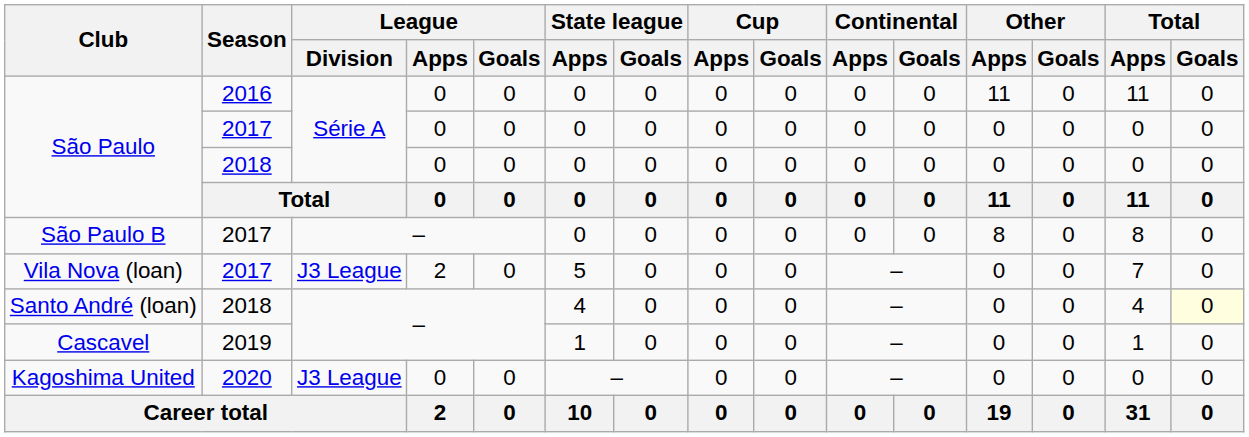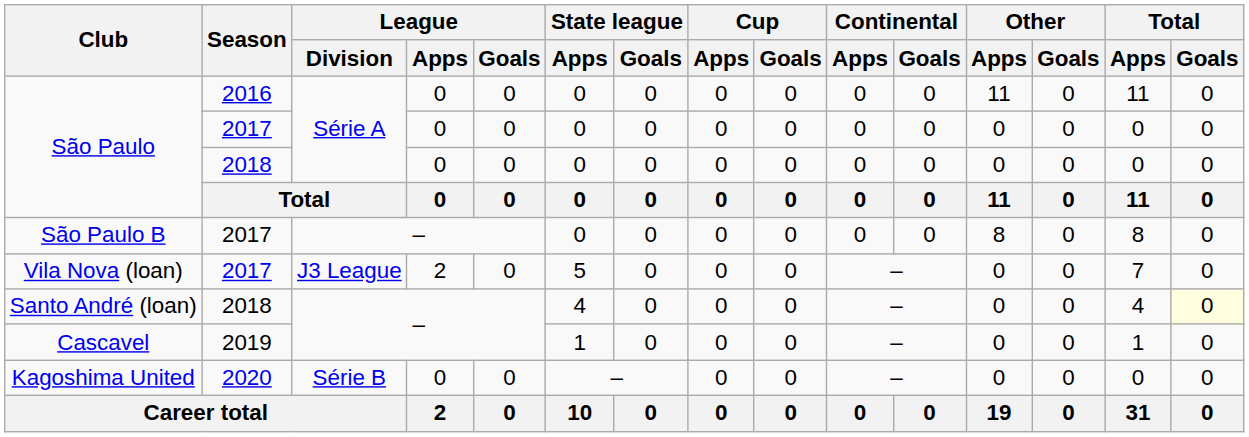(349, 377) J3 League -> (349, 377) Série B
